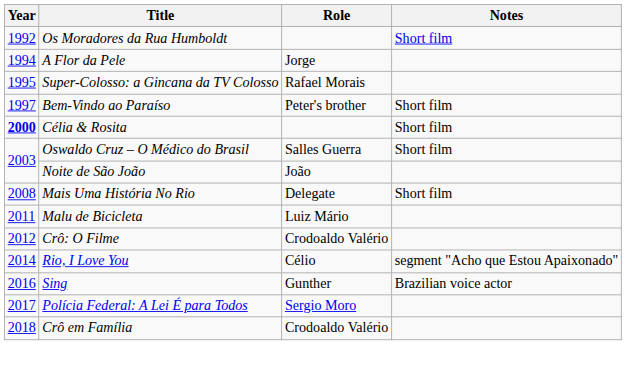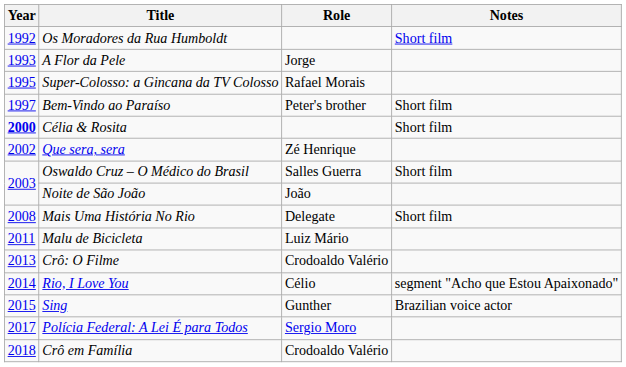(22, 60) 1994 -> (22, 60) 1993
+ row: (84, 149)
(22, 238) 2012 -> (22, 261) 2013
(22, 283) 2016 -> (22, 305) 2015
